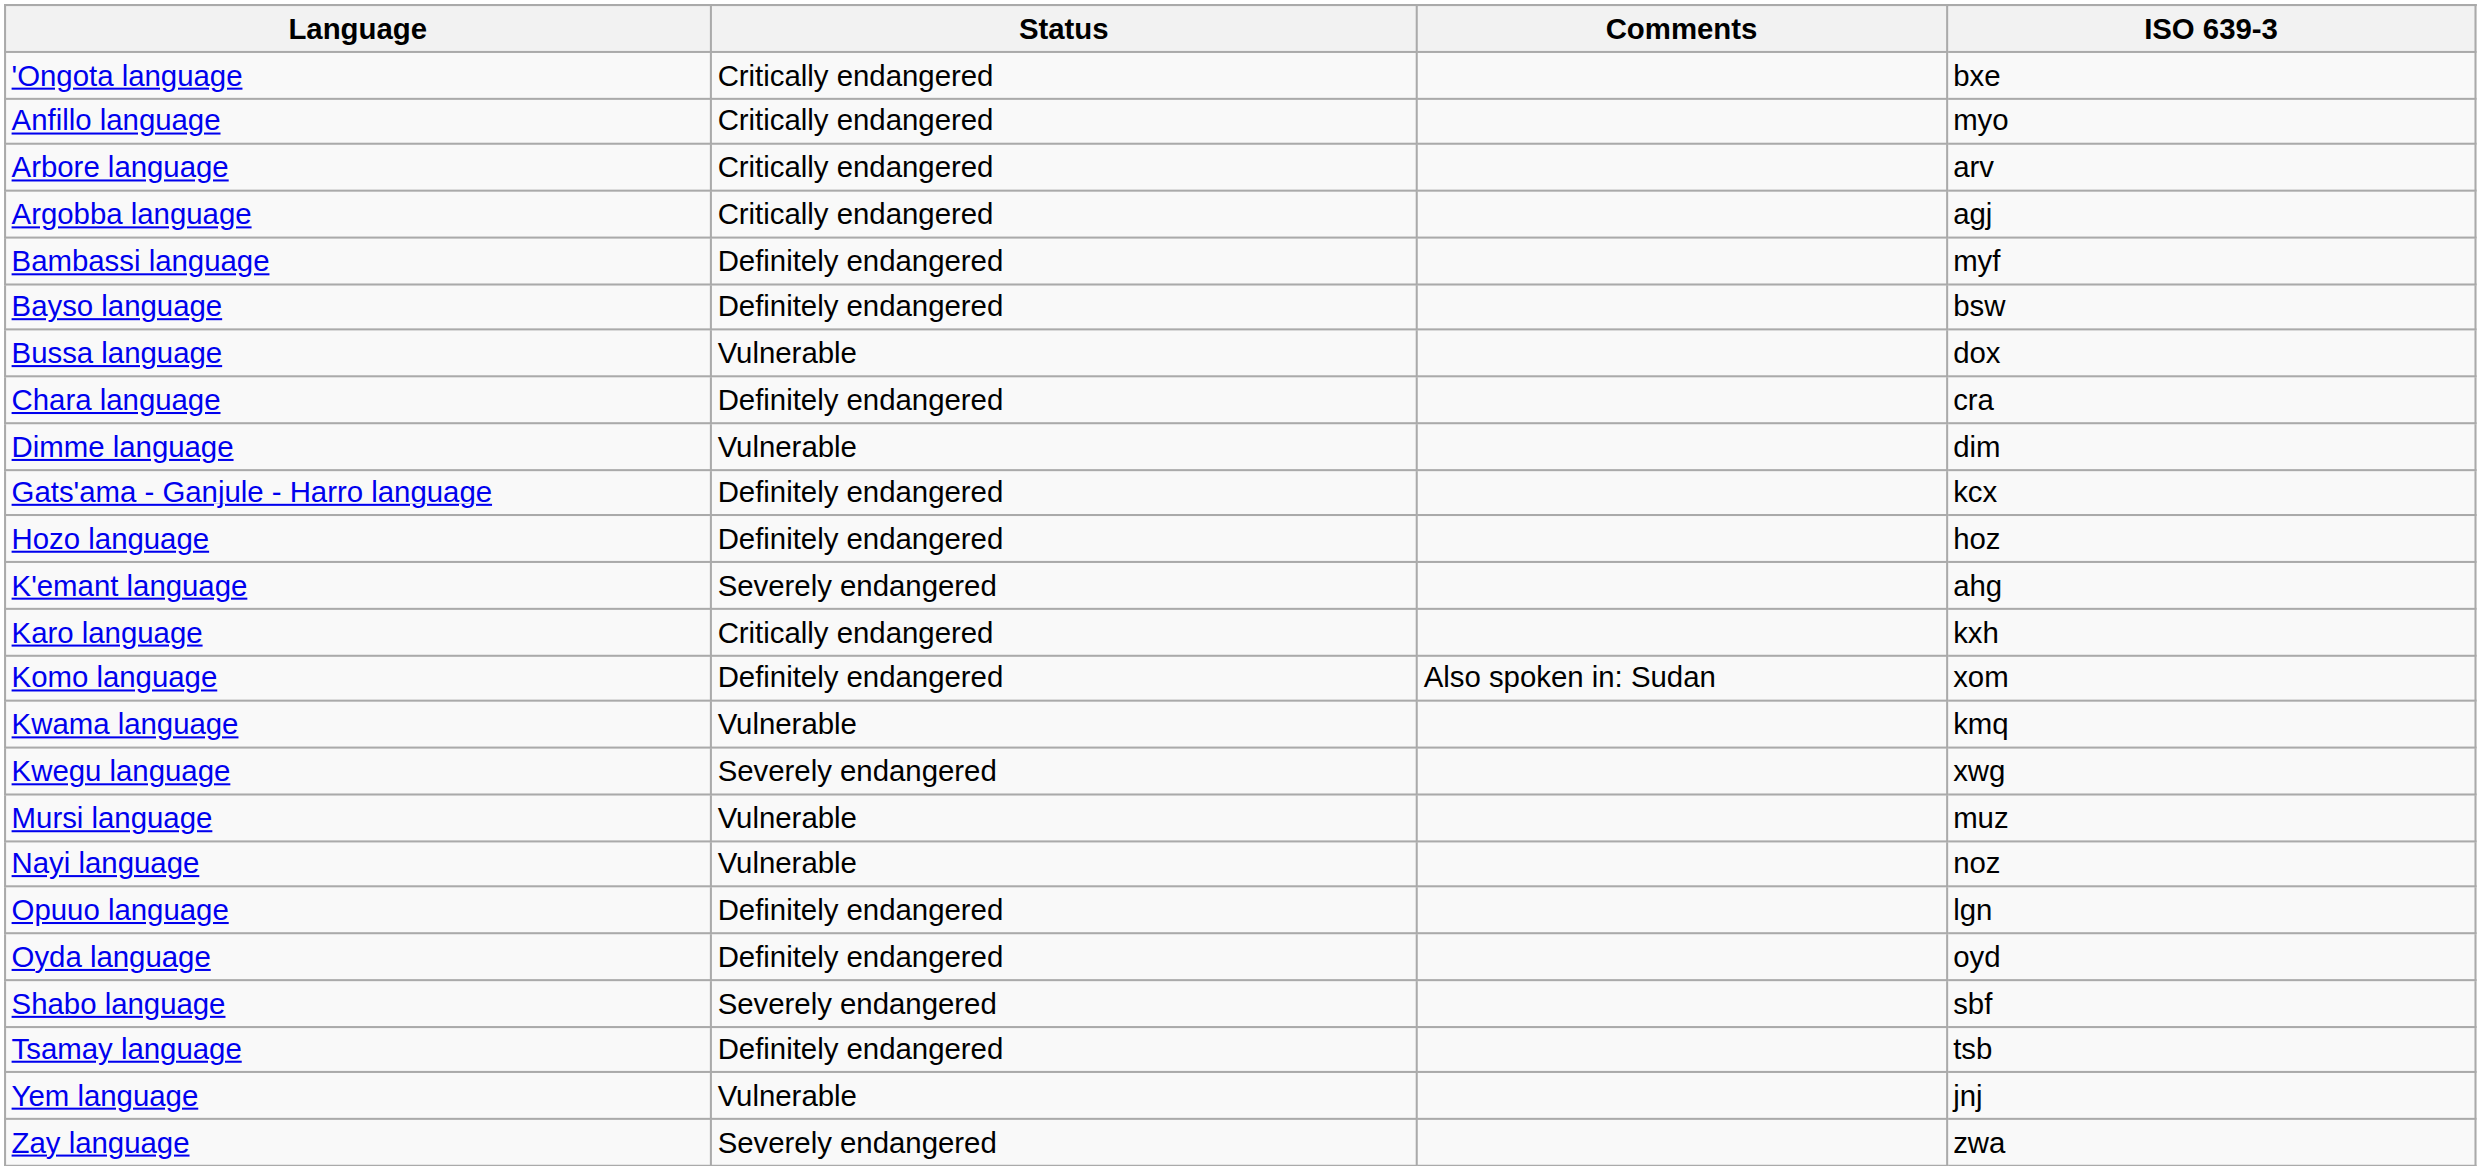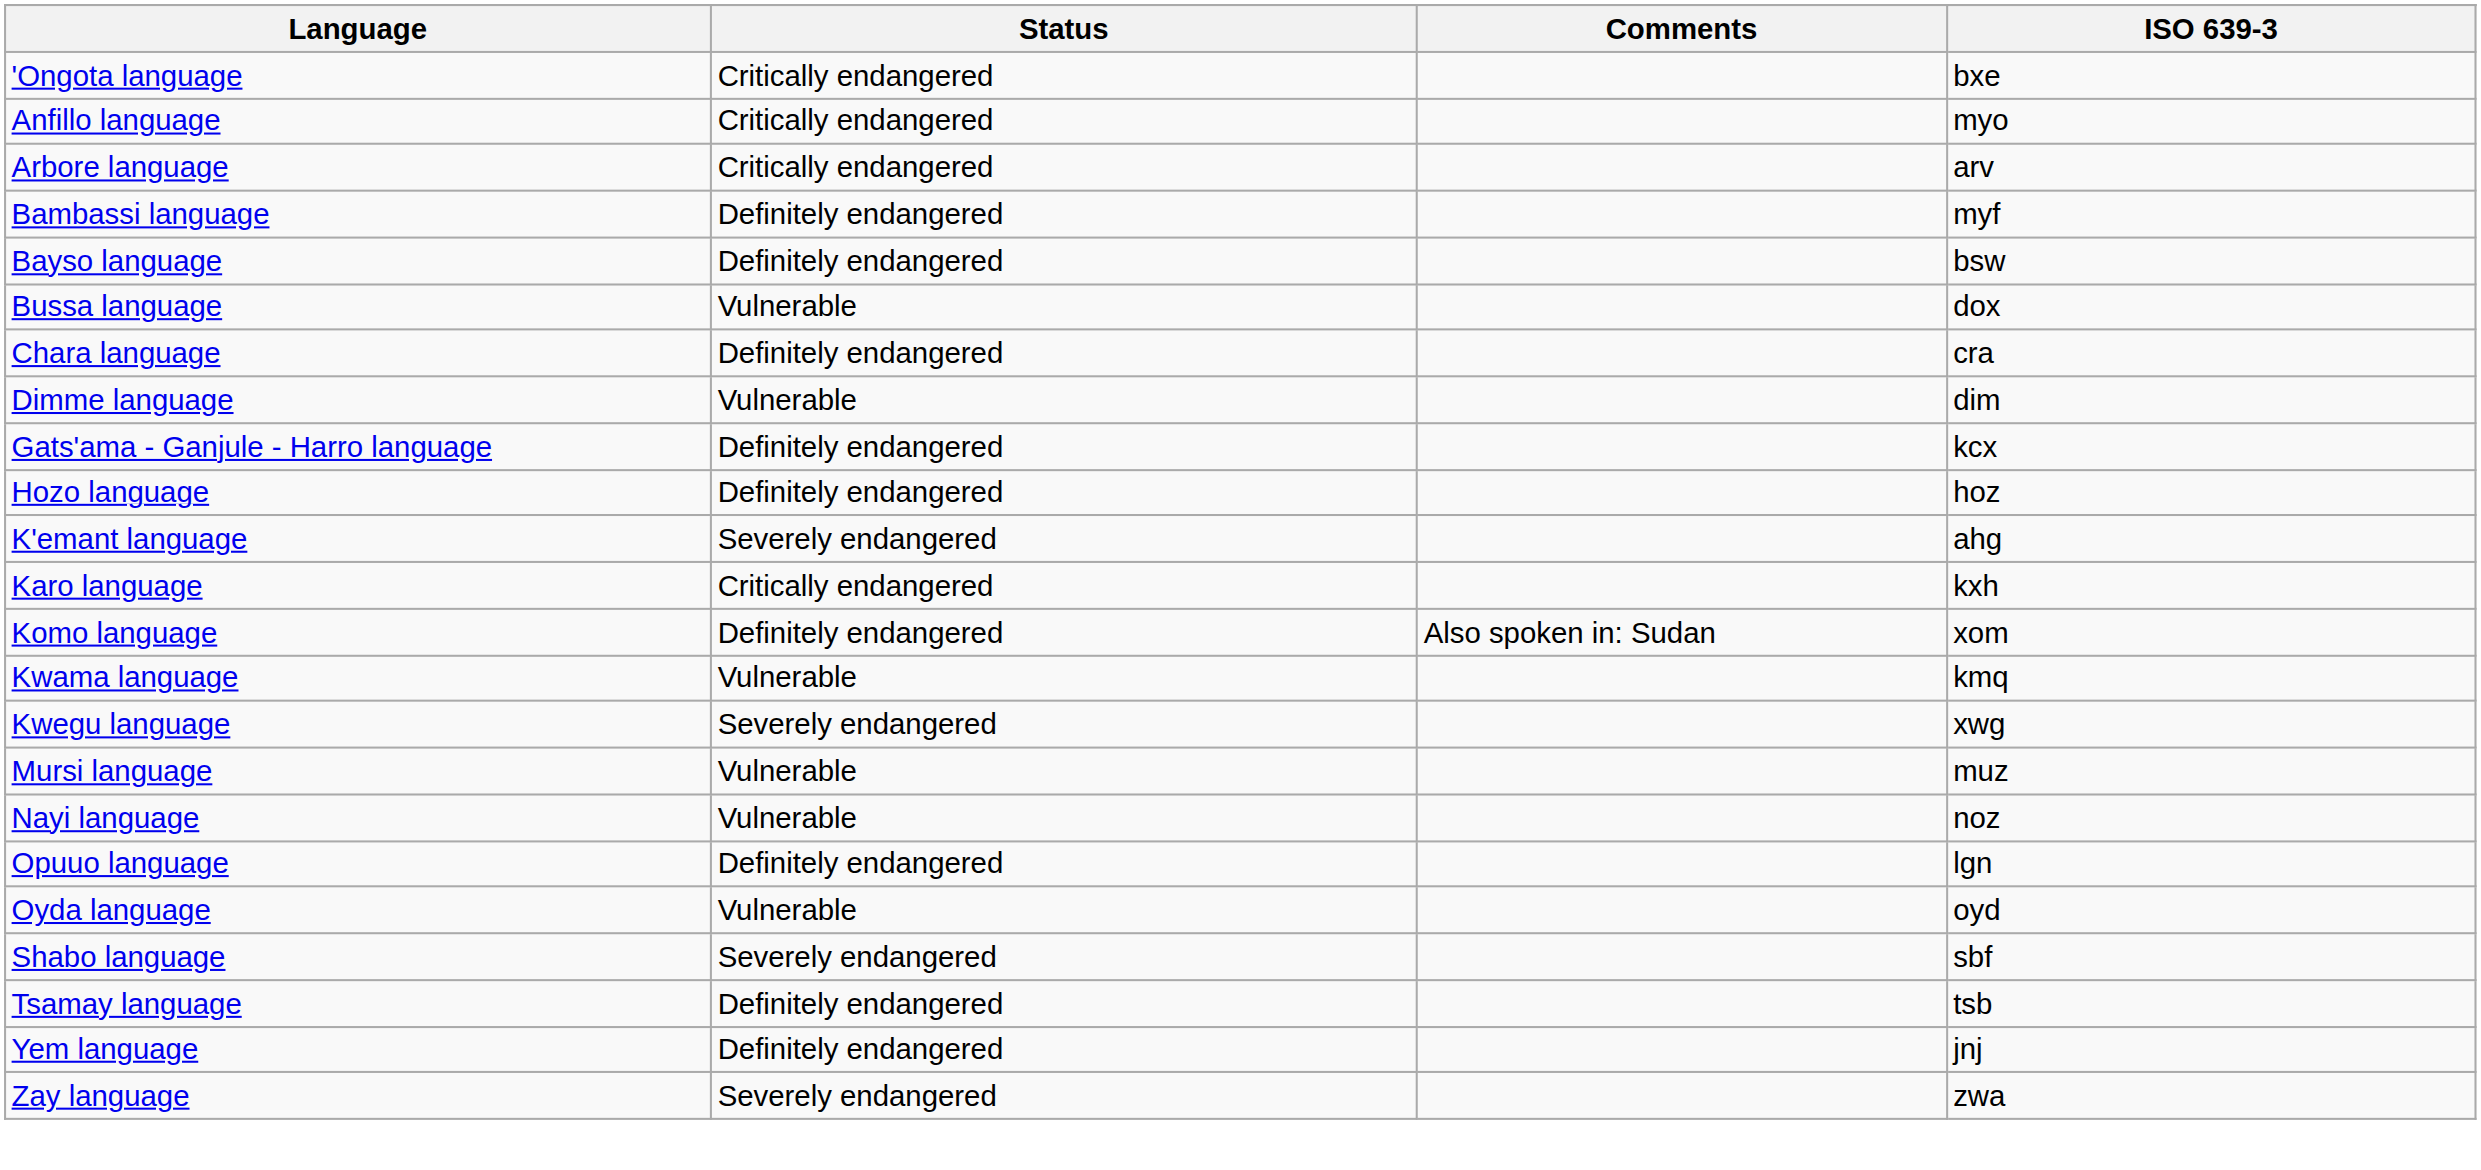- row: (132, 214)
(860, 956) Definitely endangered -> (787, 910) Vulnerable
(787, 1096) Vulnerable -> (860, 1049) Definitely endangered
